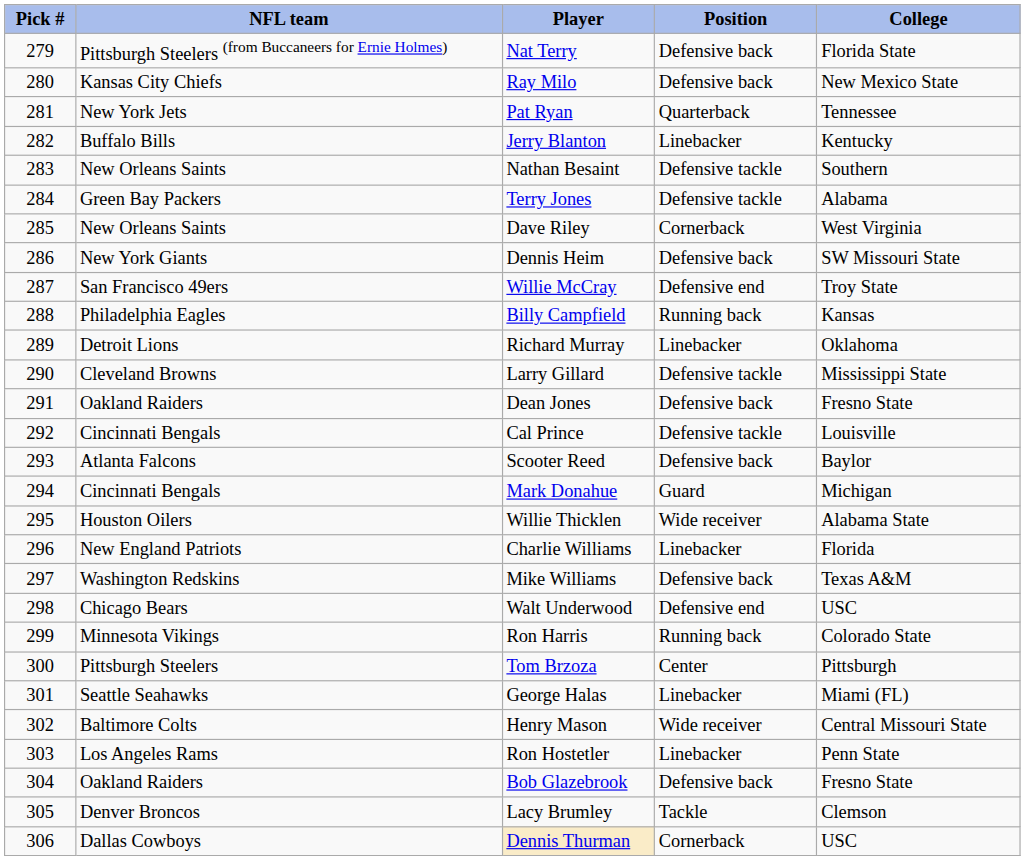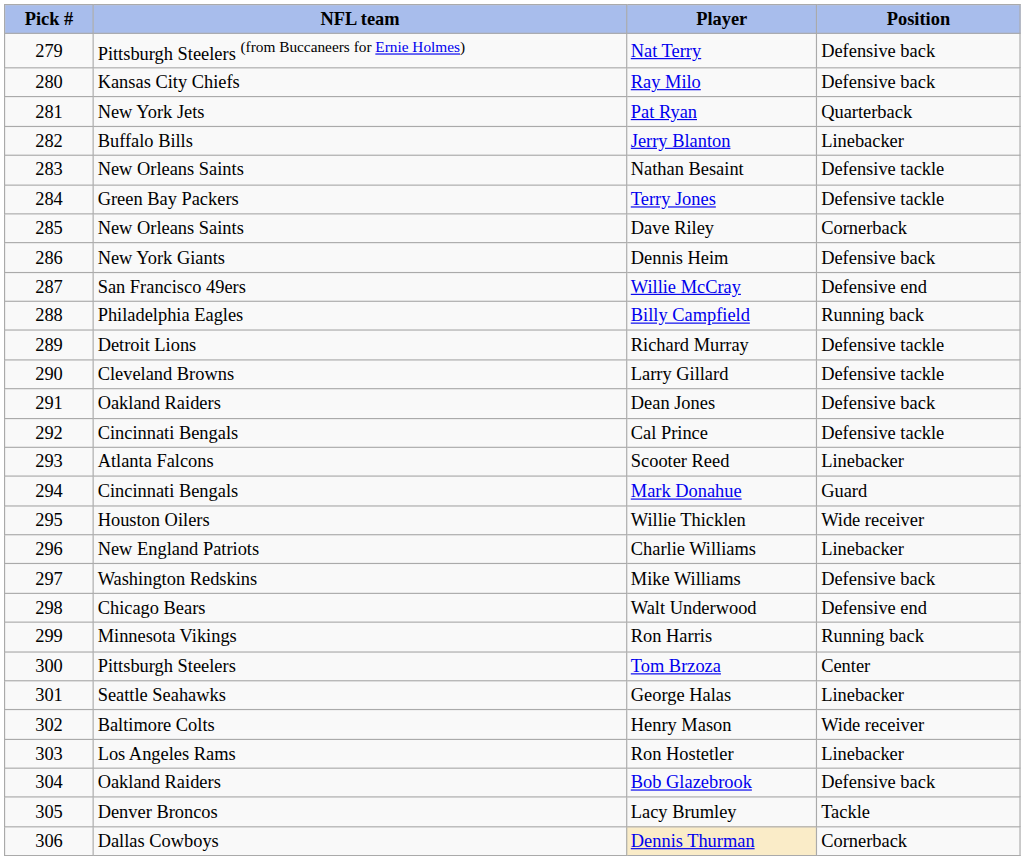- column: (918, 19)
(700, 345) Linebacker -> (883, 345) Defensive tackle
(716, 461) Defensive back -> (863, 461) Linebacker
